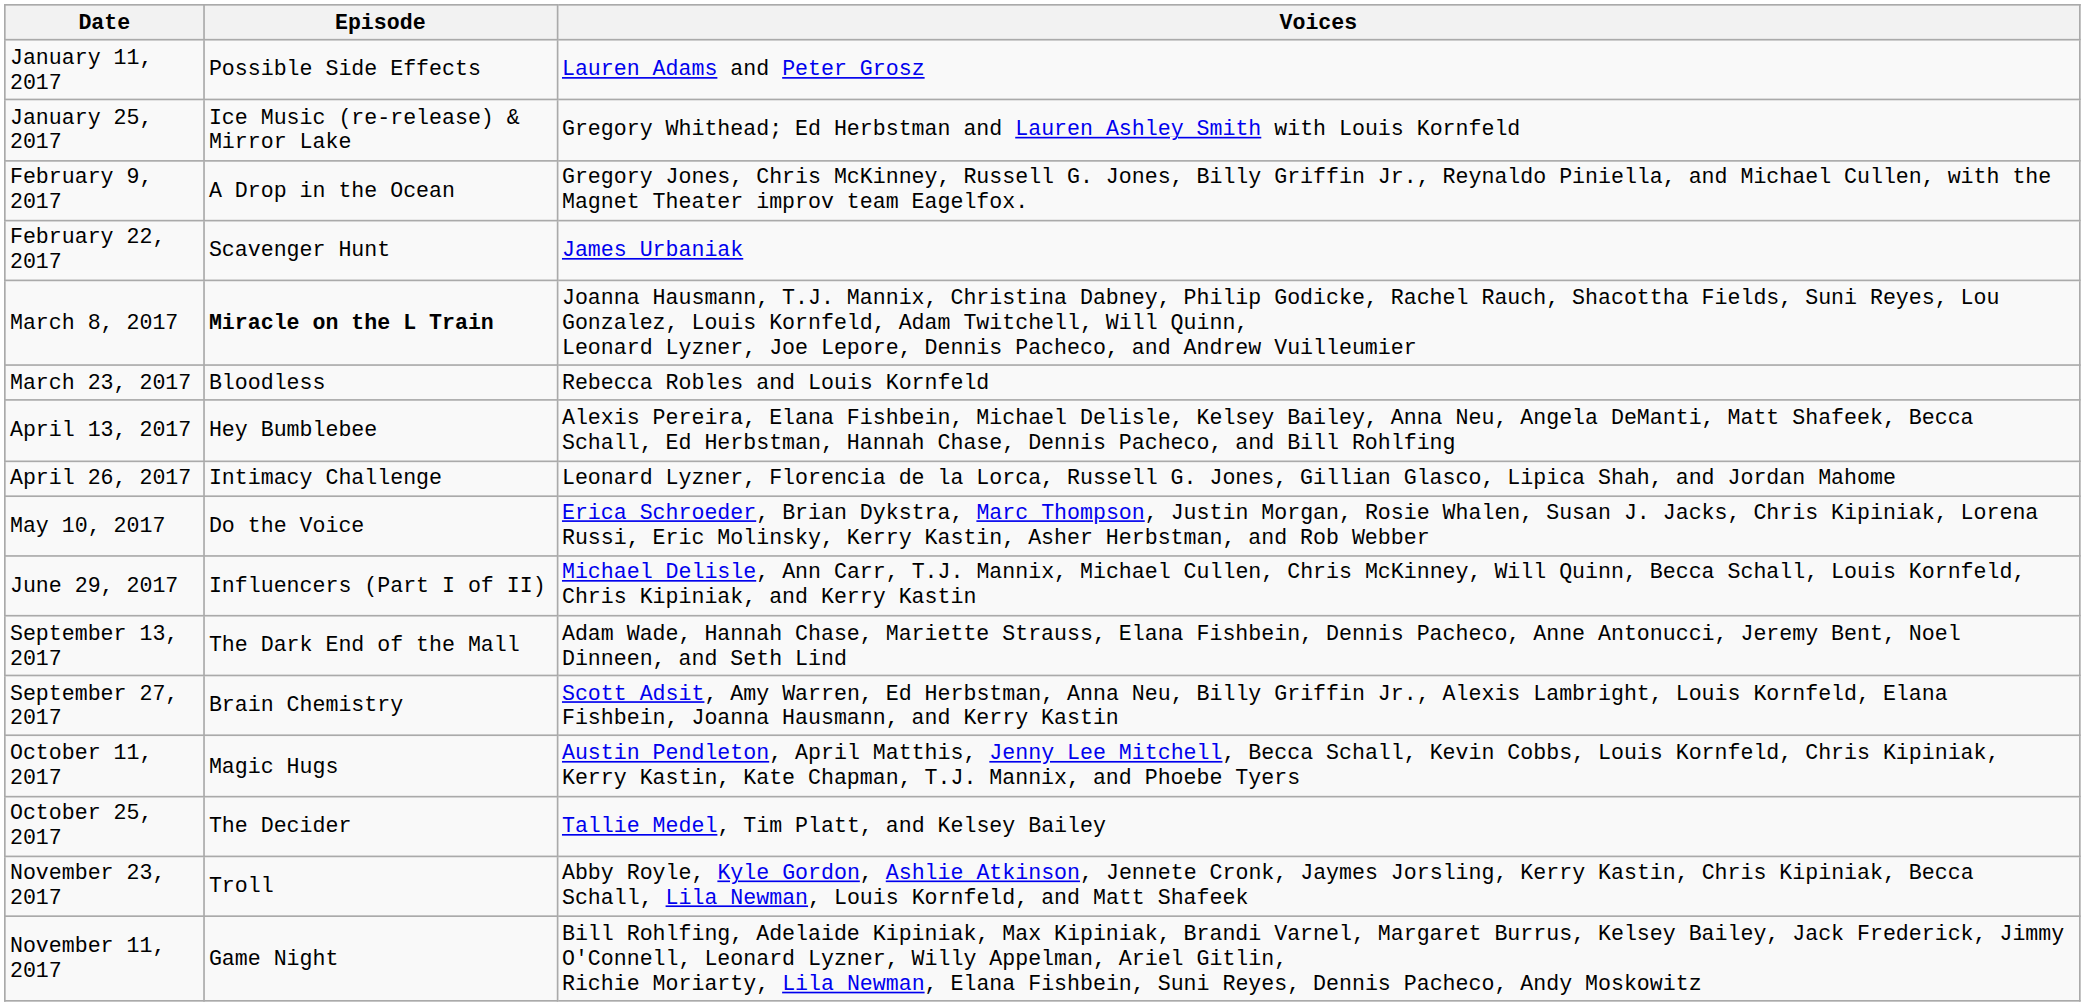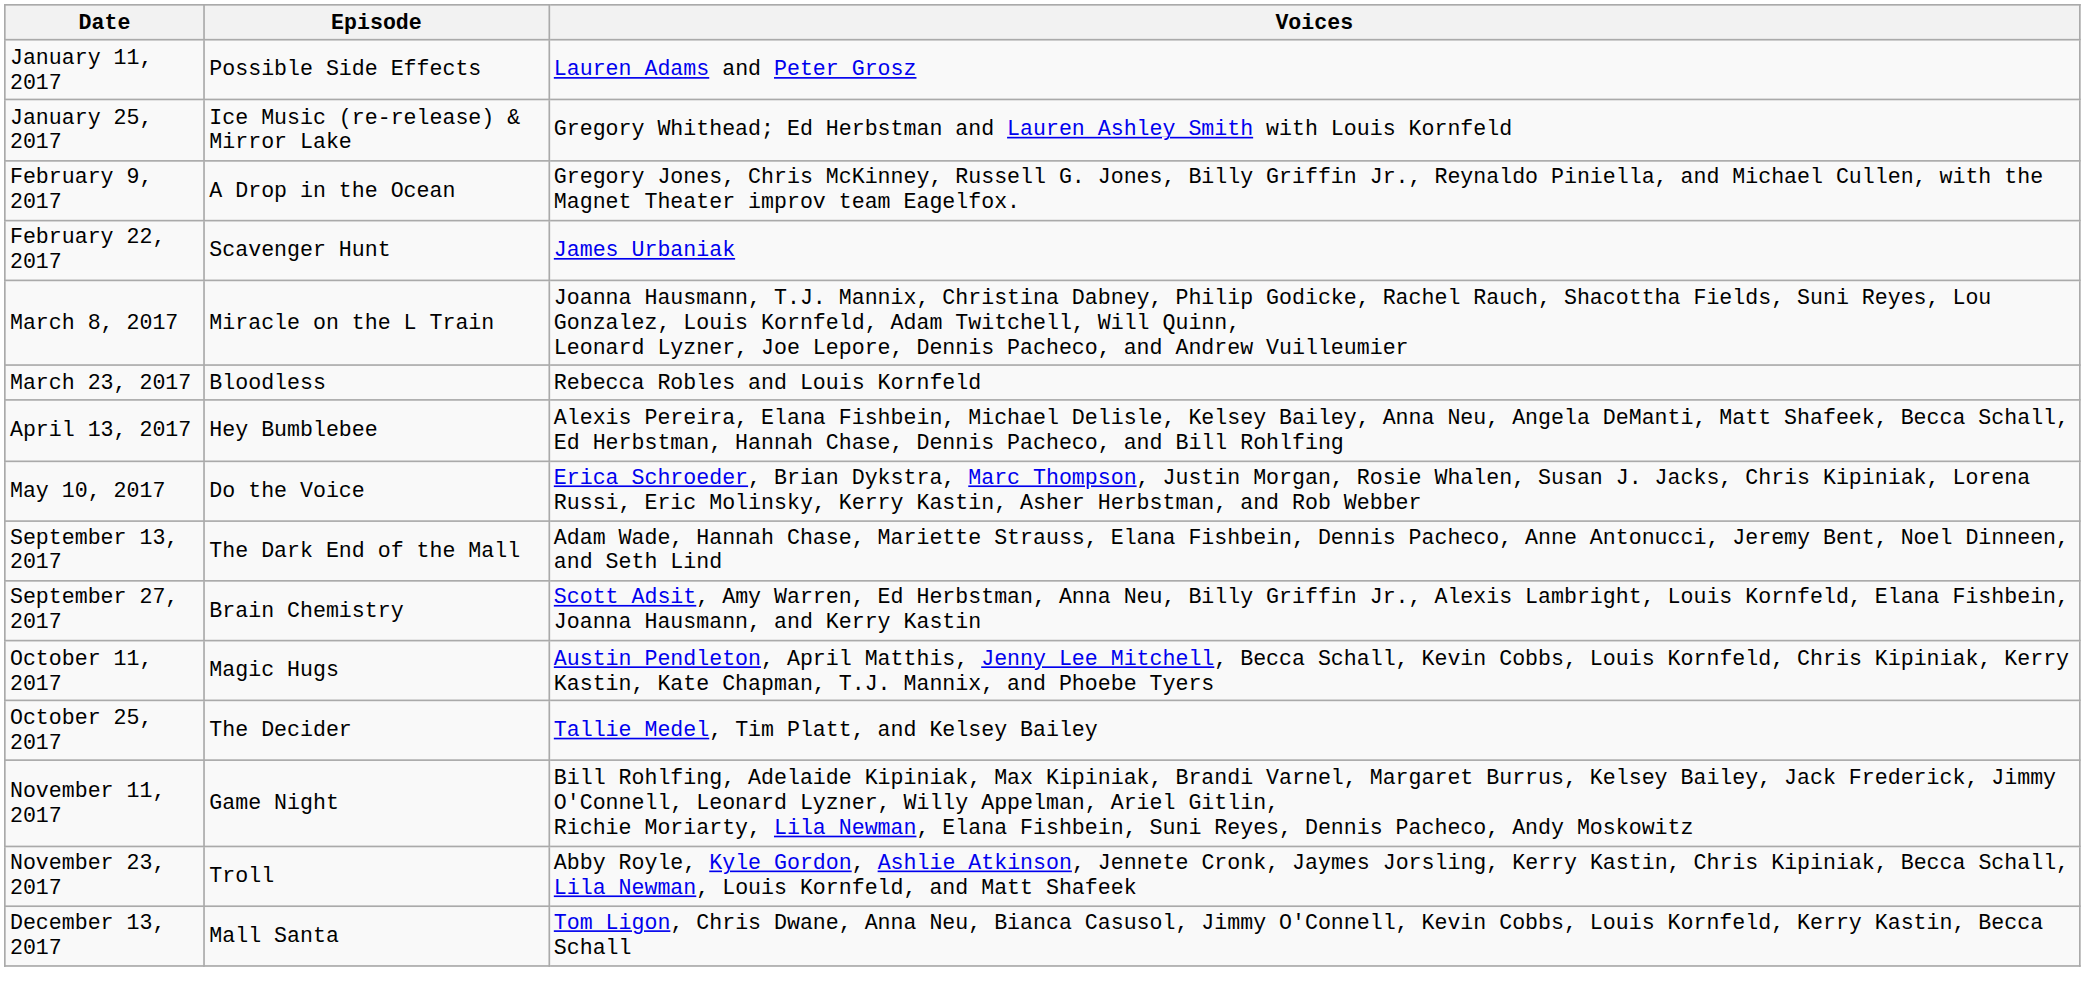(351, 323) bold -> (352, 323) normal
- row: (101, 478)
- row: (94, 586)
rows swapped: (88, 959) <-> (88, 886)
+ row: (88, 936)
